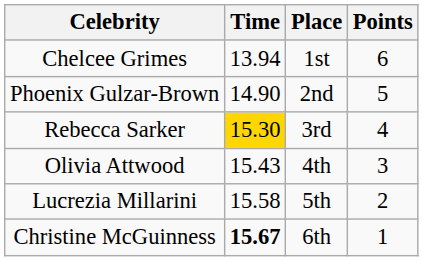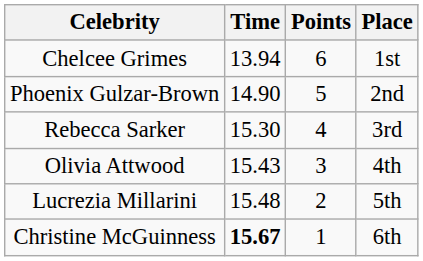columns swapped: (317, 22) <-> (383, 22)
(255, 129) gold background -> (255, 129) no background
(255, 201) 15.58 -> (255, 201) 15.48
